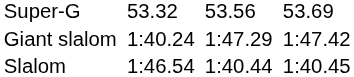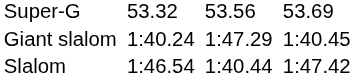(317, 39) 1:47.42 -> (317, 39) 1:40.45
(317, 66) 1:40.45 -> (317, 66) 1:47.42
